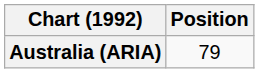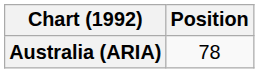(210, 51) 79 -> (210, 51) 78
